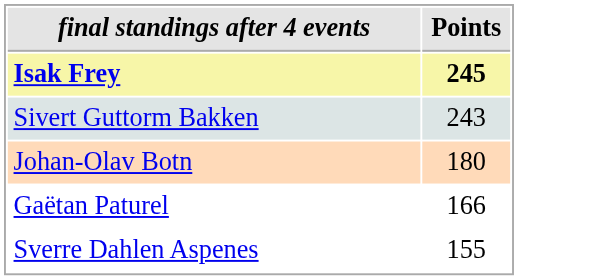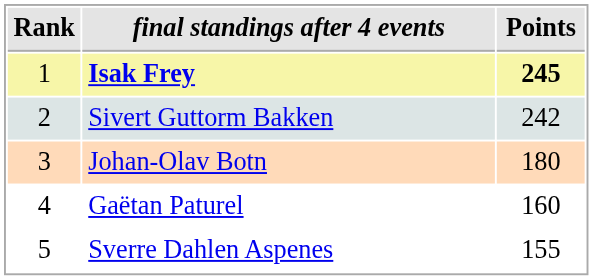+ column: (44, 28)
(466, 118) 243 -> (541, 118) 242
(466, 206) 166 -> (541, 206) 160
